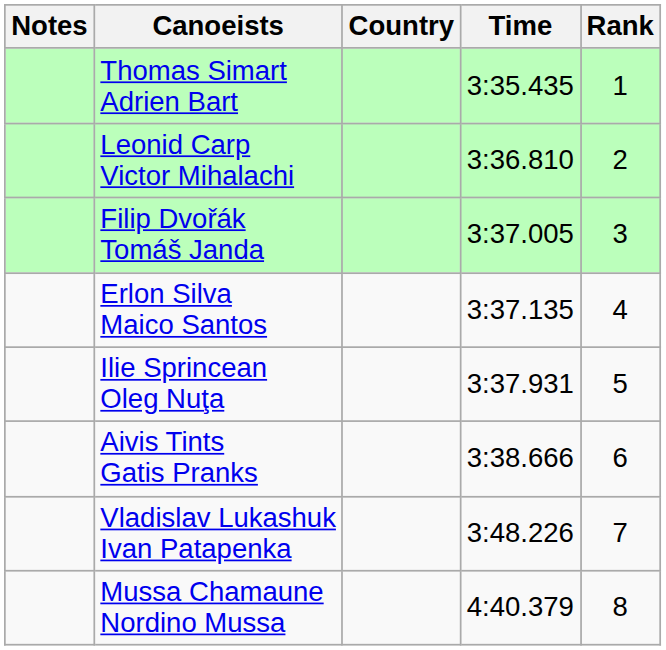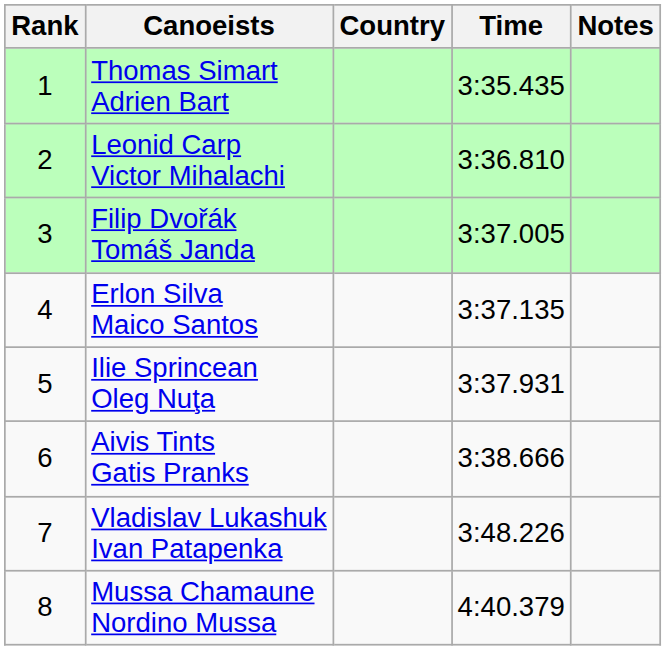columns swapped: (620, 26) <-> (49, 26)
